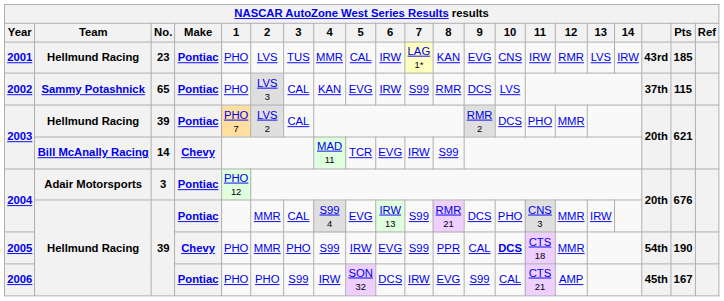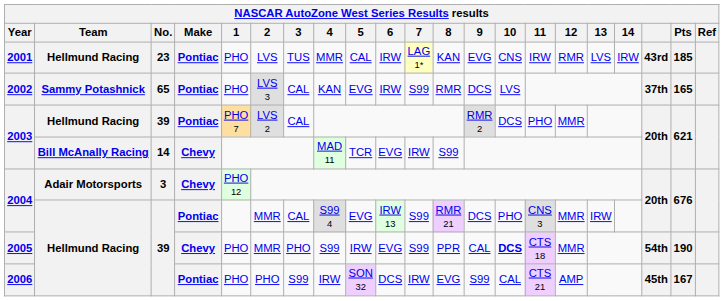(683, 89) 115 -> (683, 89) 165
(198, 185) Pontiac -> (198, 185) Chevy
